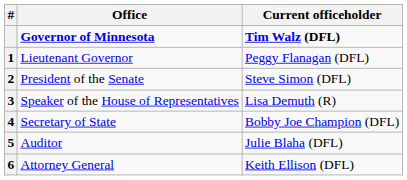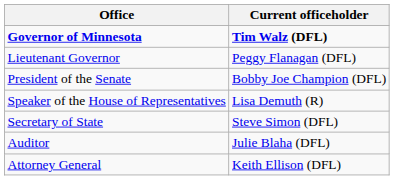- column: (11, 15)
(298, 79) Steve Simon (DFL) -> (309, 79) Bobby Joe Champion (DFL)
(322, 121) Bobby Joe Champion (DFL) -> (285, 121) Steve Simon (DFL)
